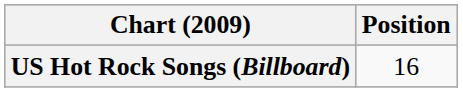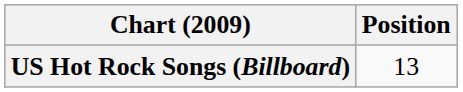(406, 65) 16 -> (406, 65) 13
